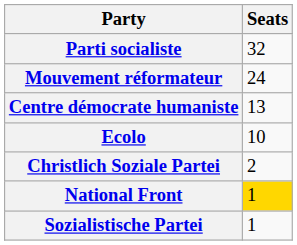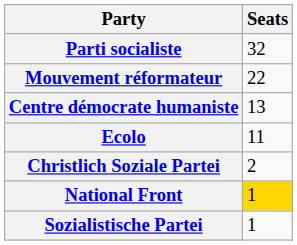(256, 78) 24 -> (256, 78) 22
(256, 136) 10 -> (256, 136) 11
